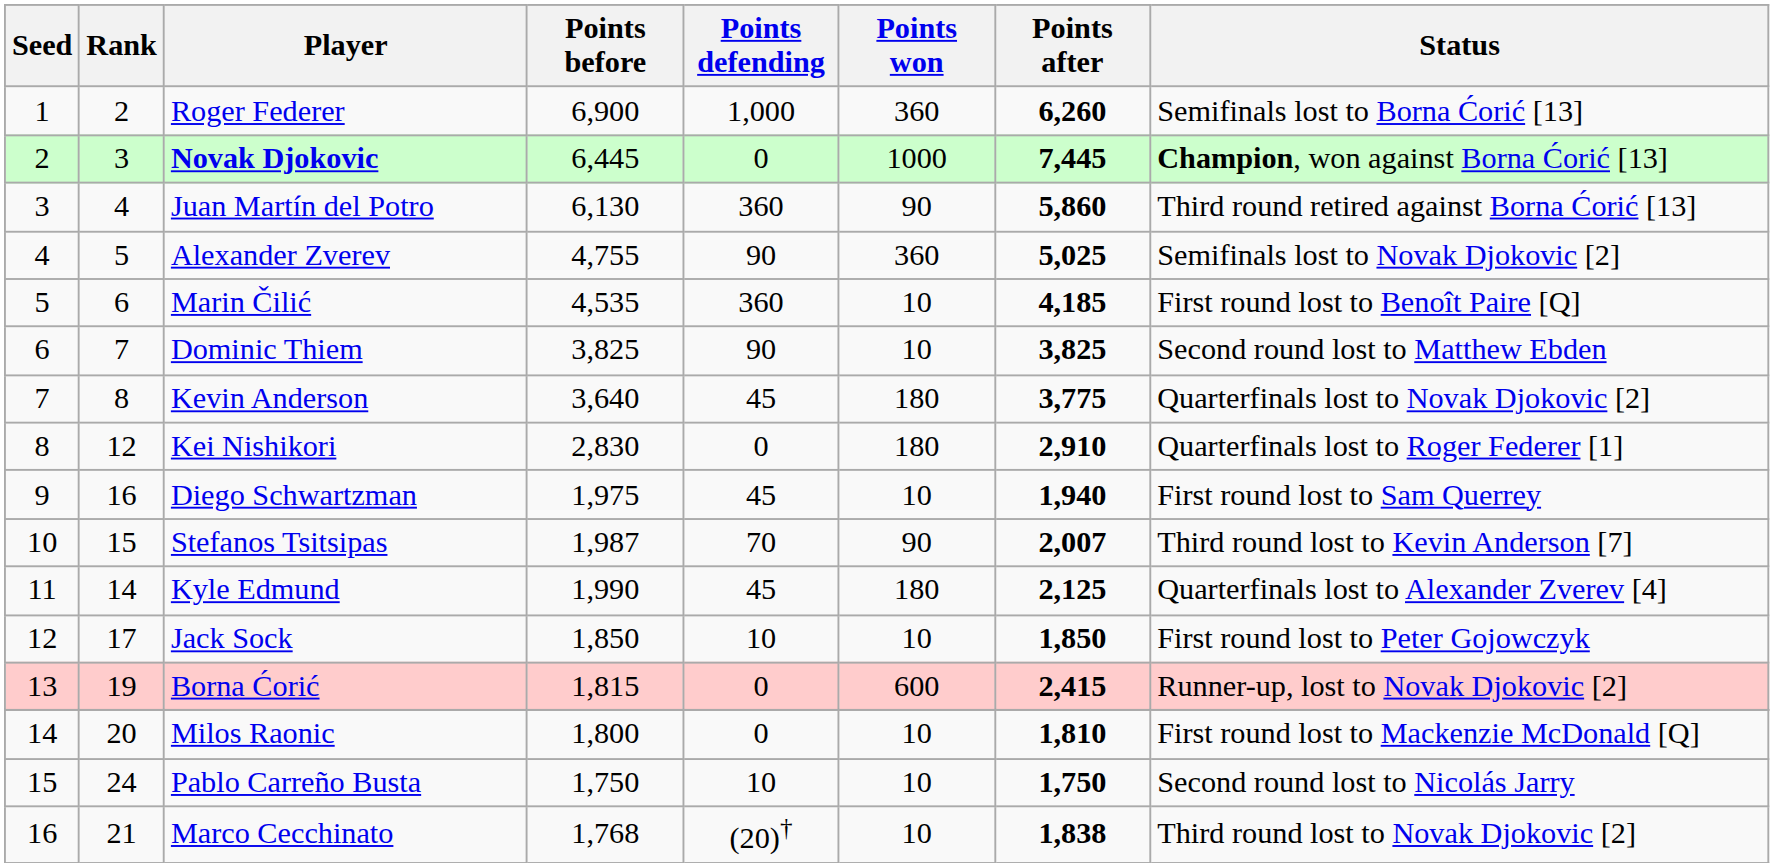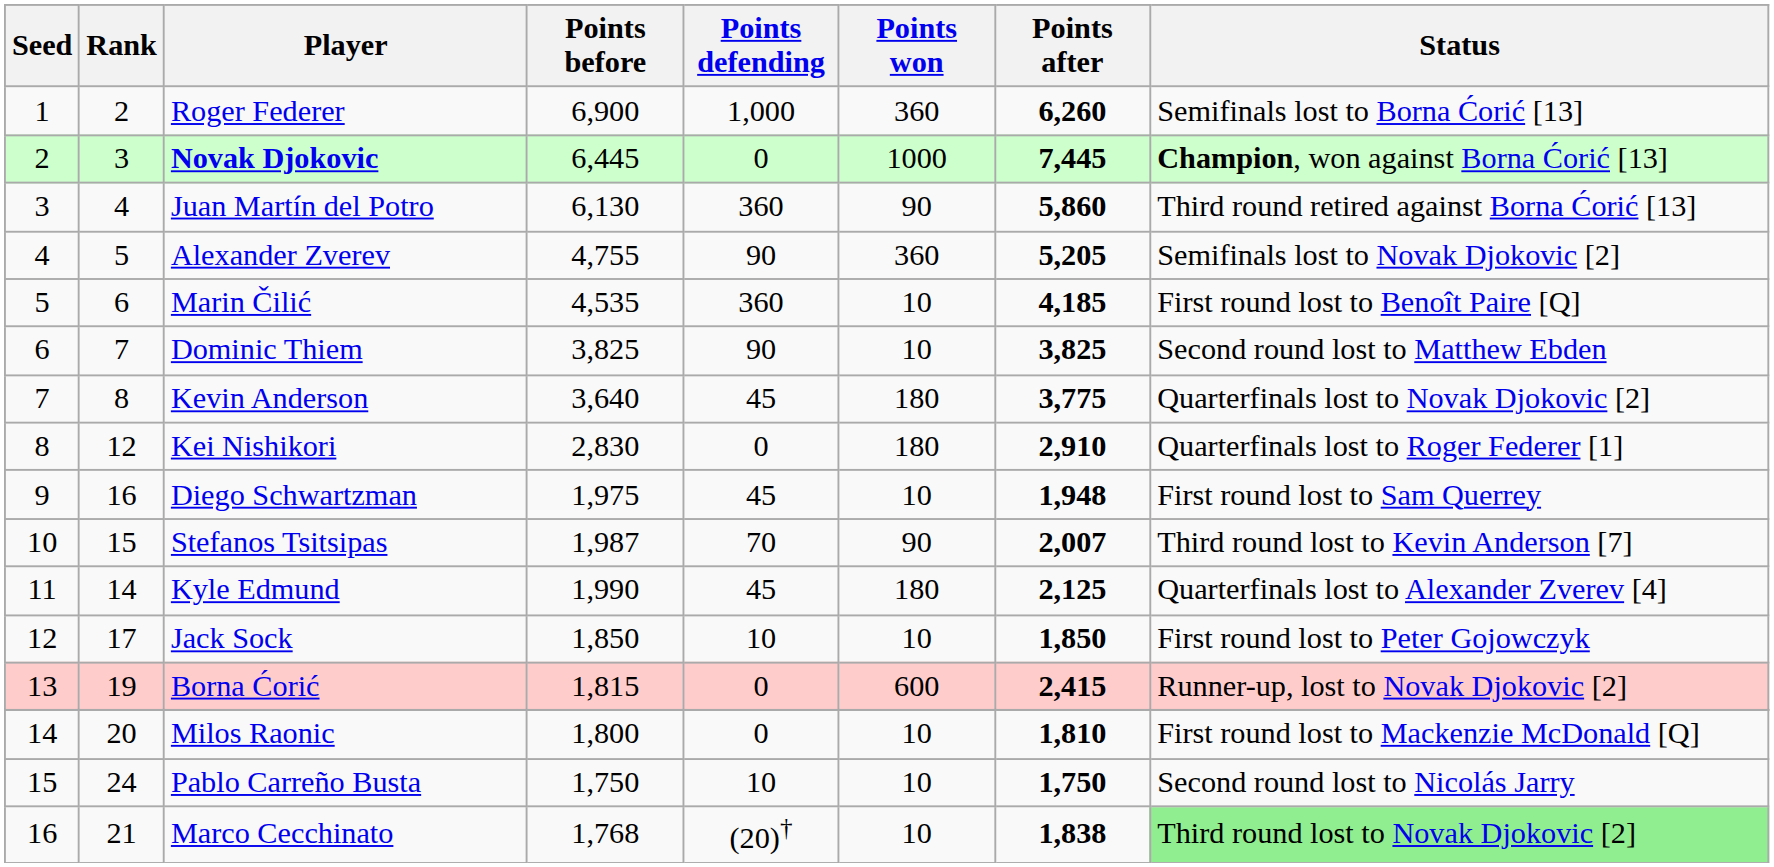(1072, 254) 5,025 -> (1072, 254) 5,205
(1072, 494) 1,940 -> (1072, 494) 1,948
(1397, 833) no background -> (1397, 833) lightgreen background
